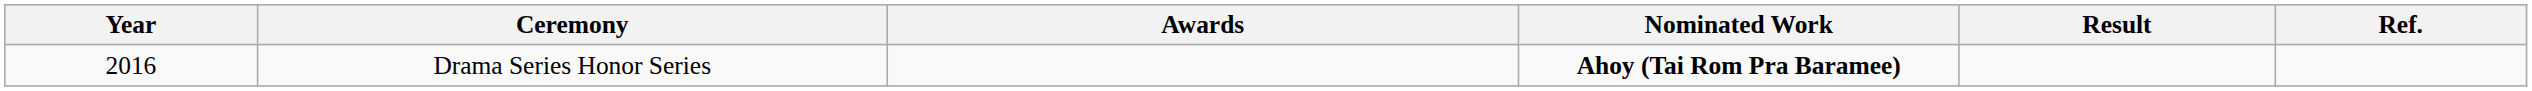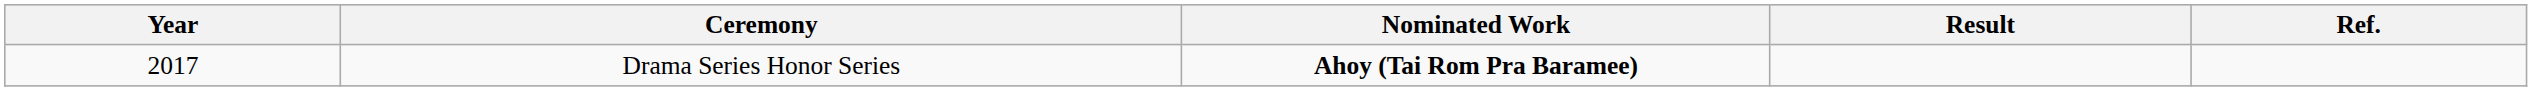- column: (1203, 24)
(131, 65) 2016 -> (173, 65) 2017
